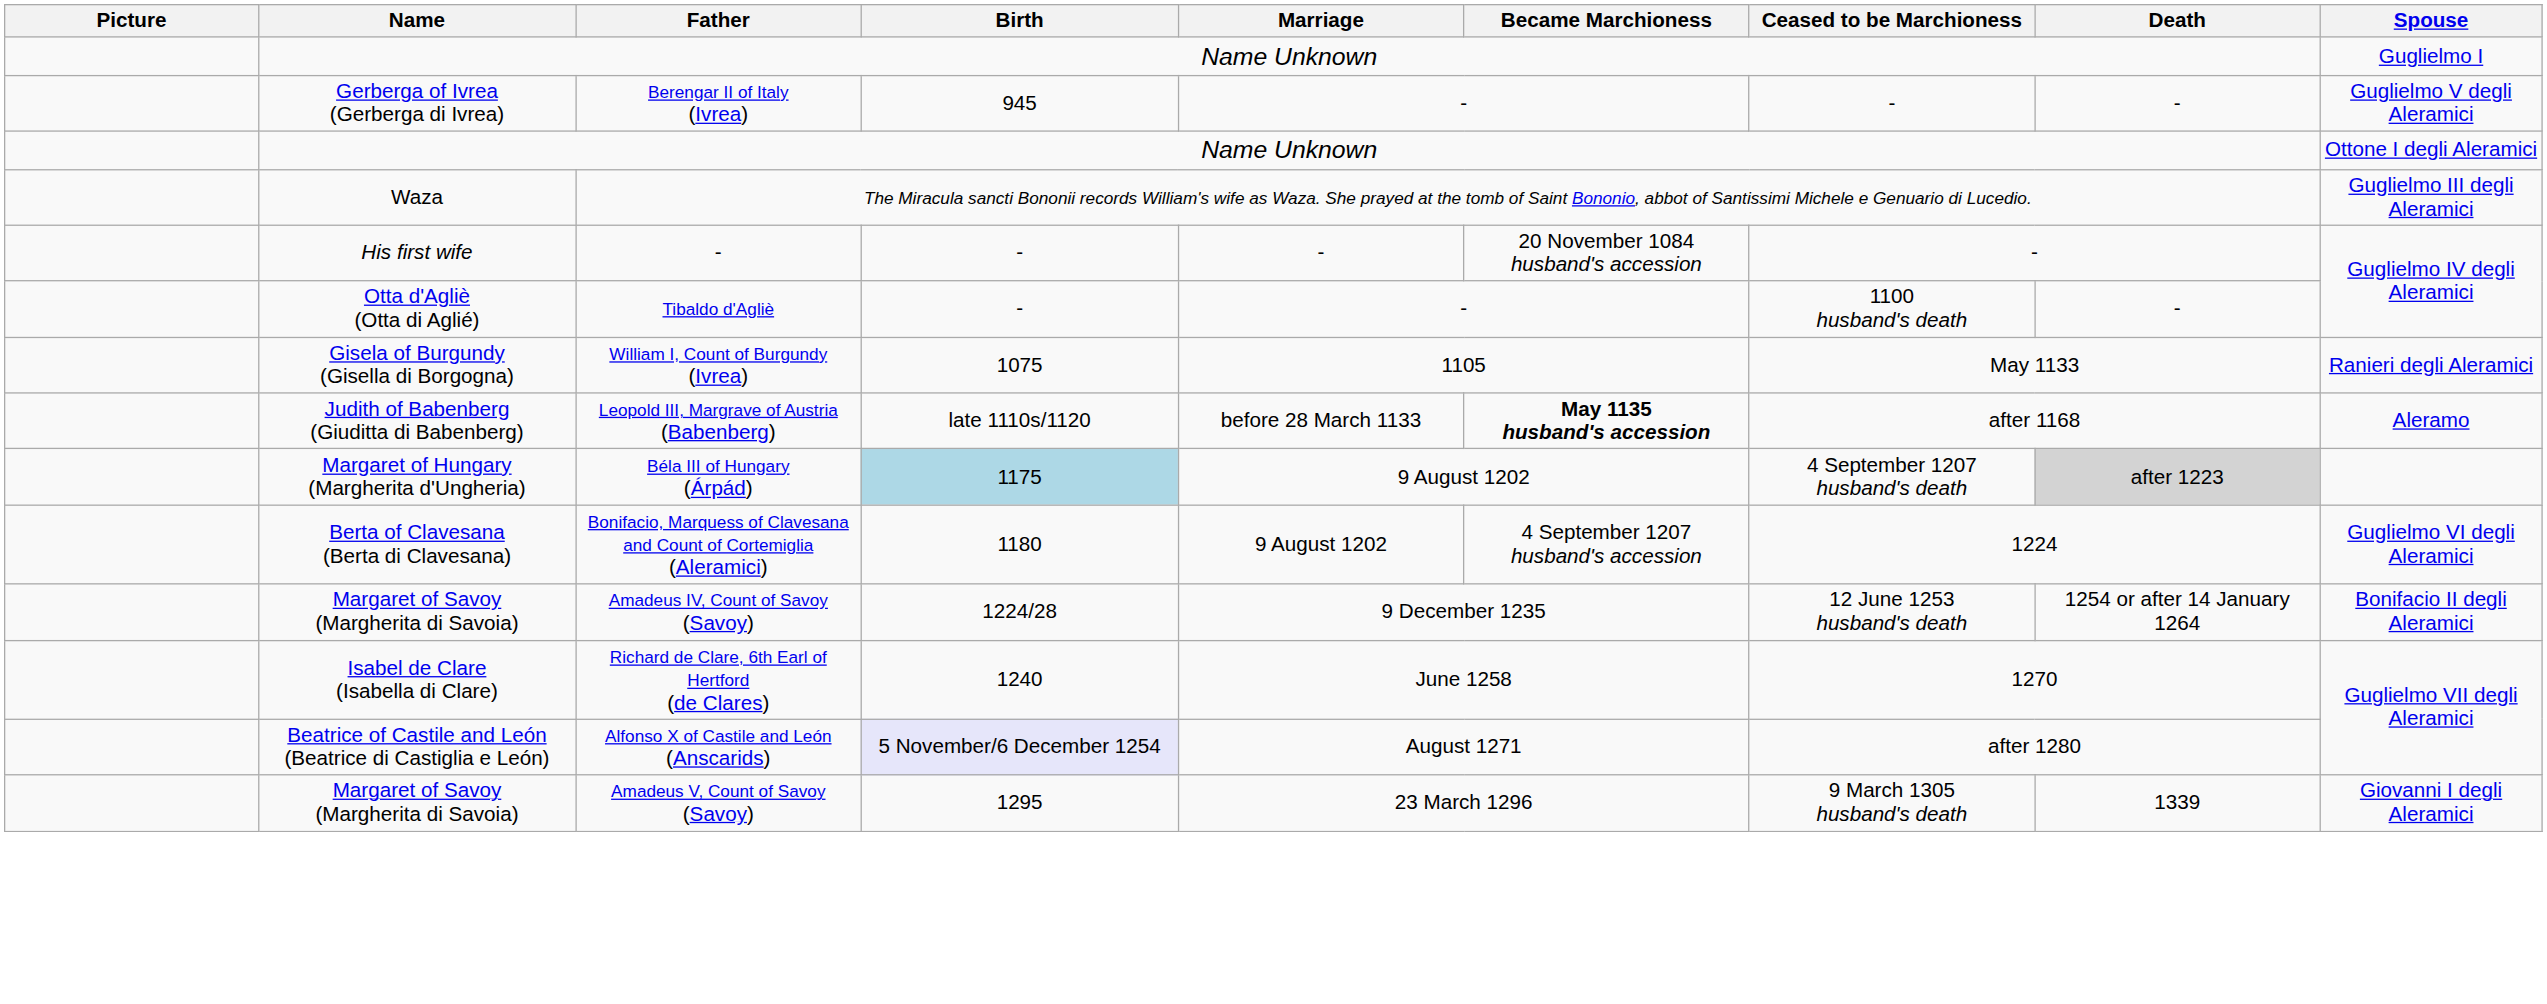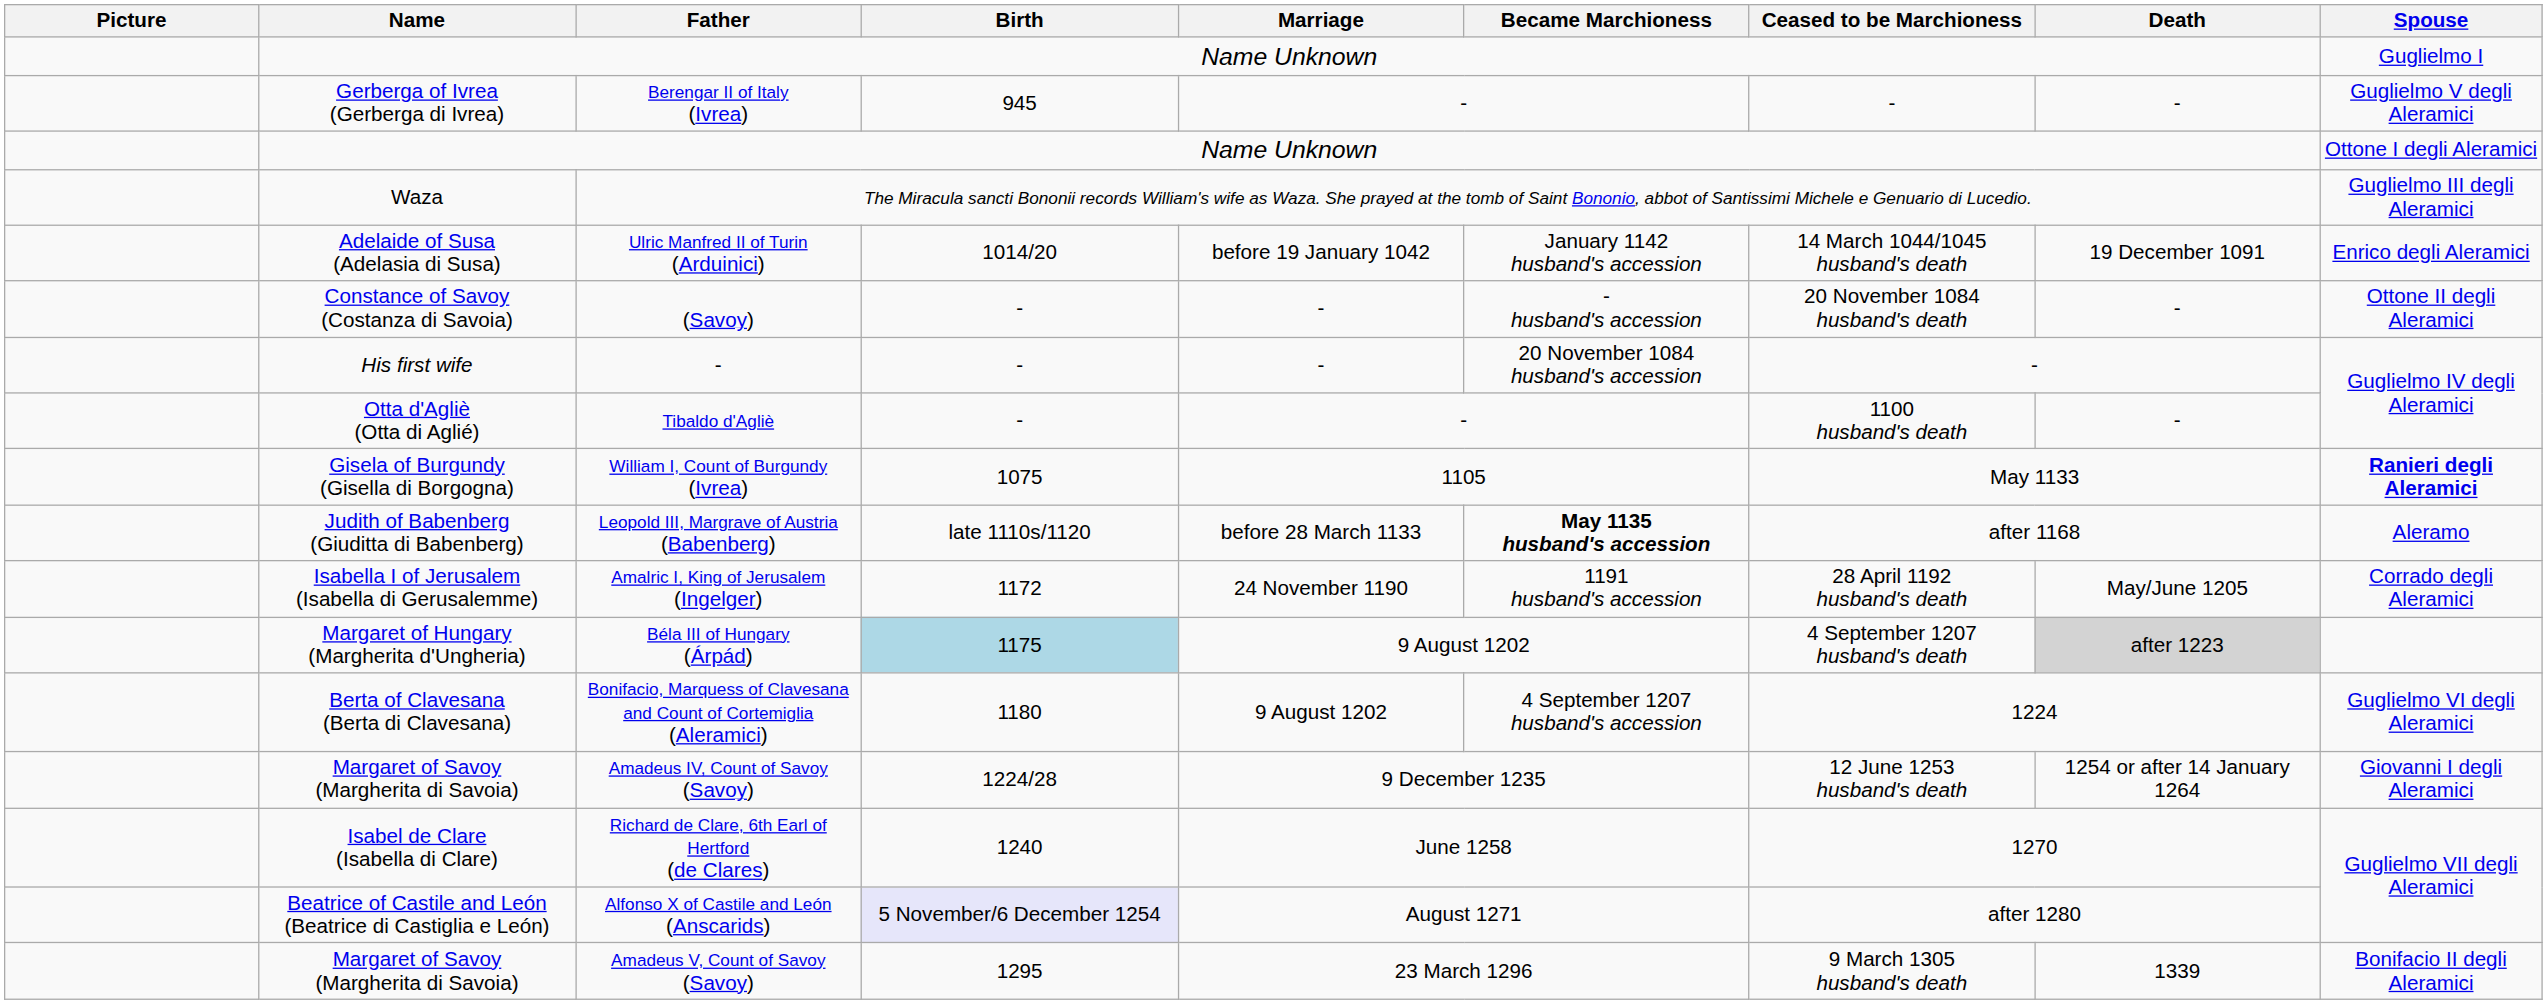+ row: (417, 252)
+ row: (417, 308)
(2431, 364) normal -> (2431, 476) bold
+ row: (417, 588)
(2431, 611) Bonifacio II degli Aleramici -> (2431, 779) Giovanni I degli Aleramici
(2431, 802) Giovanni I degli Aleramici -> (2431, 970) Bonifacio II degli Aleramici
